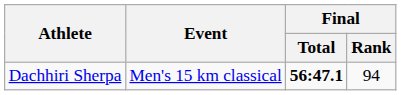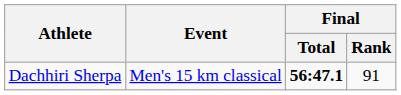(371, 76) 94 -> (371, 76) 91
